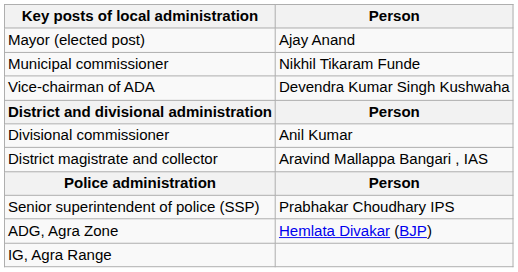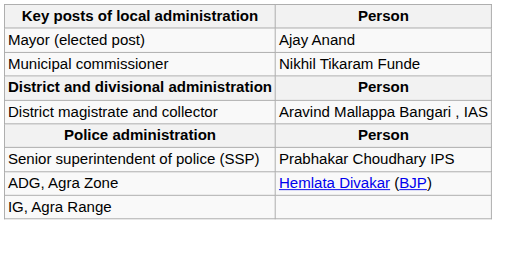- row: (81, 87)
- row: (89, 135)
